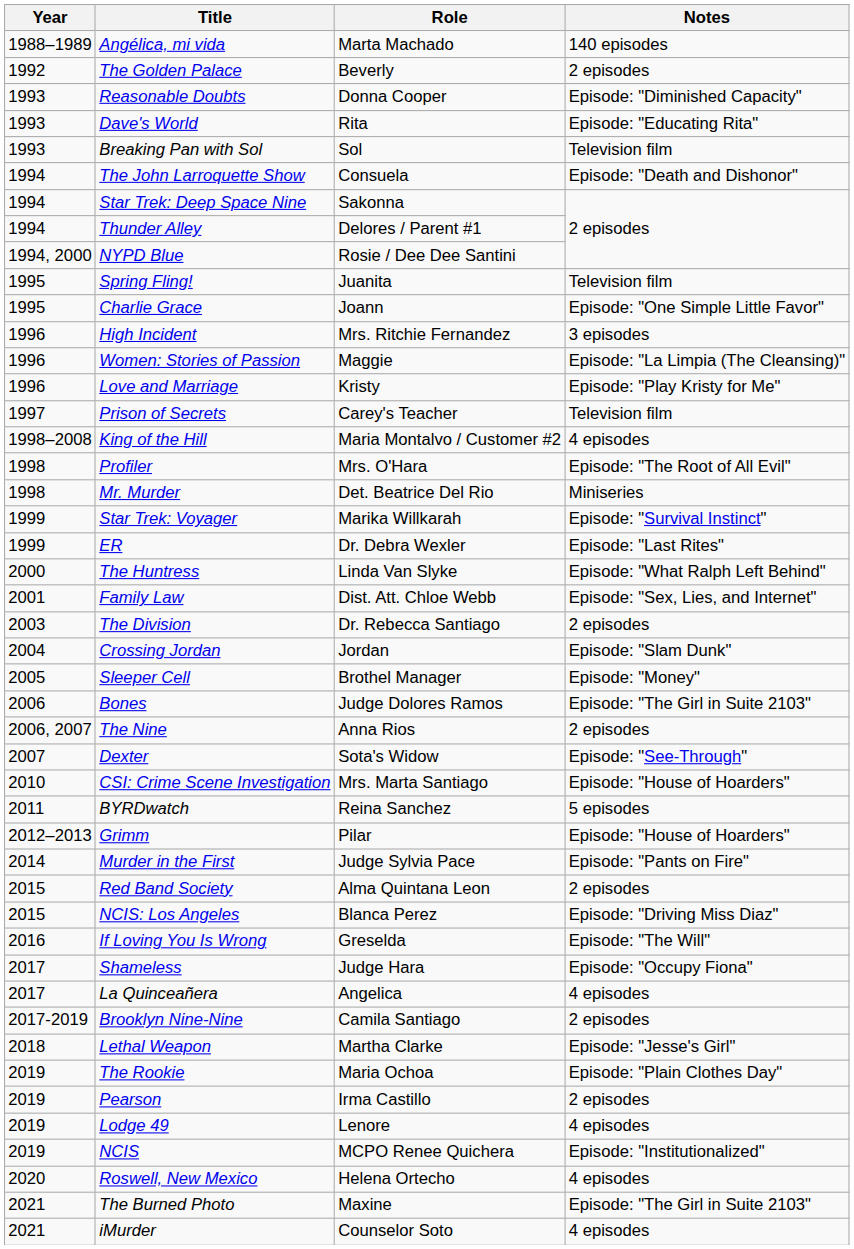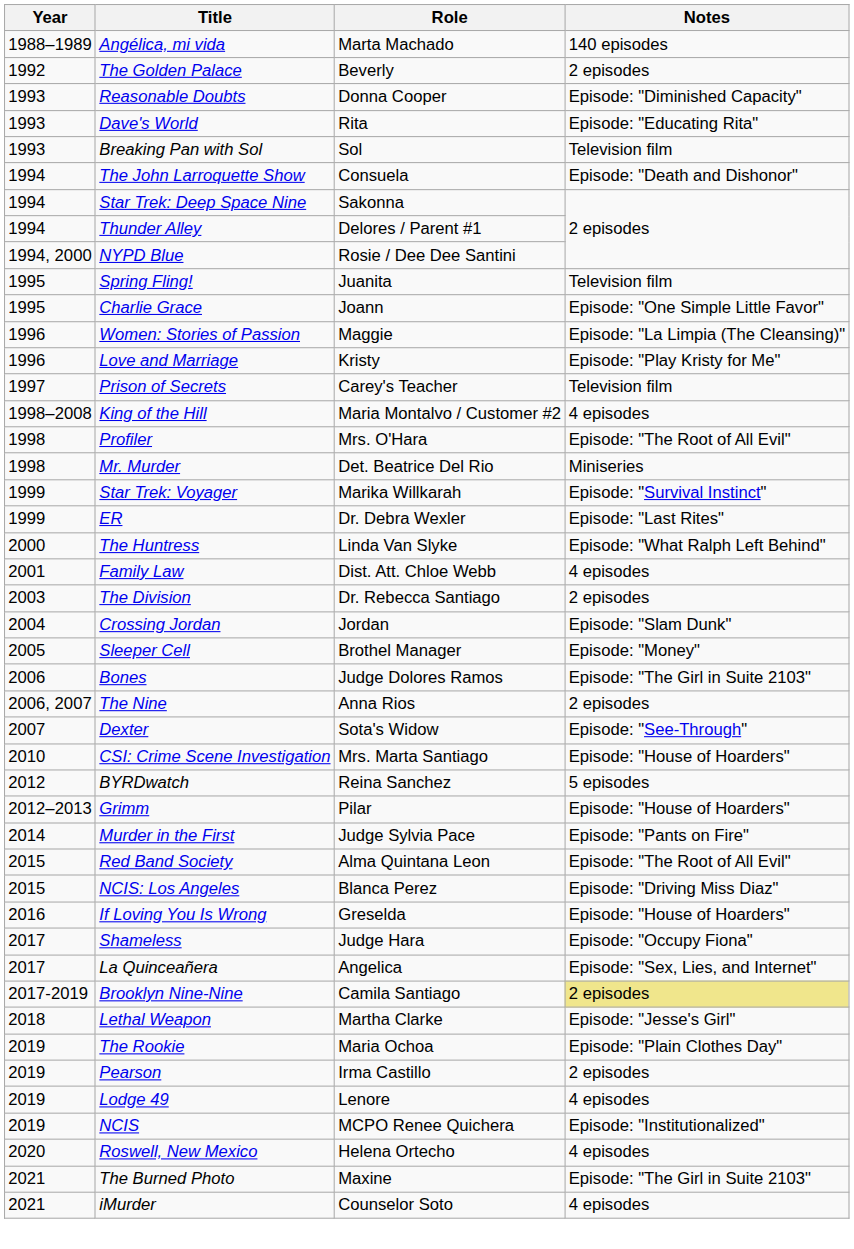- row: (148, 334)
(693, 598) Episode: "Sex, Lies, and Internet" -> (609, 571) 4 episodes
(26, 809) 2011 -> (27, 783) 2012
(609, 888) 2 episodes -> (680, 862) Episode: "The Root of All Evil"
(639, 941) Episode: "The Will" -> (679, 914) Episode: "House of Hoarders"
(609, 994) 4 episodes -> (693, 967) Episode: "Sex, Lies, and Internet"
(609, 1020) no background -> (609, 994) khaki background
